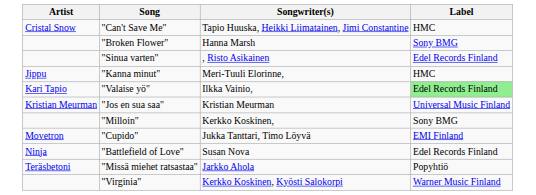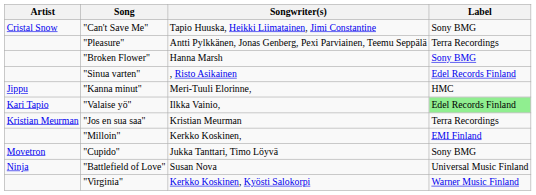(424, 27) HMC -> (454, 27) Sony BMG
+ row: (104, 43)
(462, 105) Universal Music Finland -> (465, 120) Terra Recordings
(435, 120) Sony BMG -> (456, 136) EMI Finland
(438, 136) EMI Finland -> (454, 151) Sony BMG
(455, 151) Edel Records Finland -> (480, 167) Universal Music Finland
- row: (150, 167)
